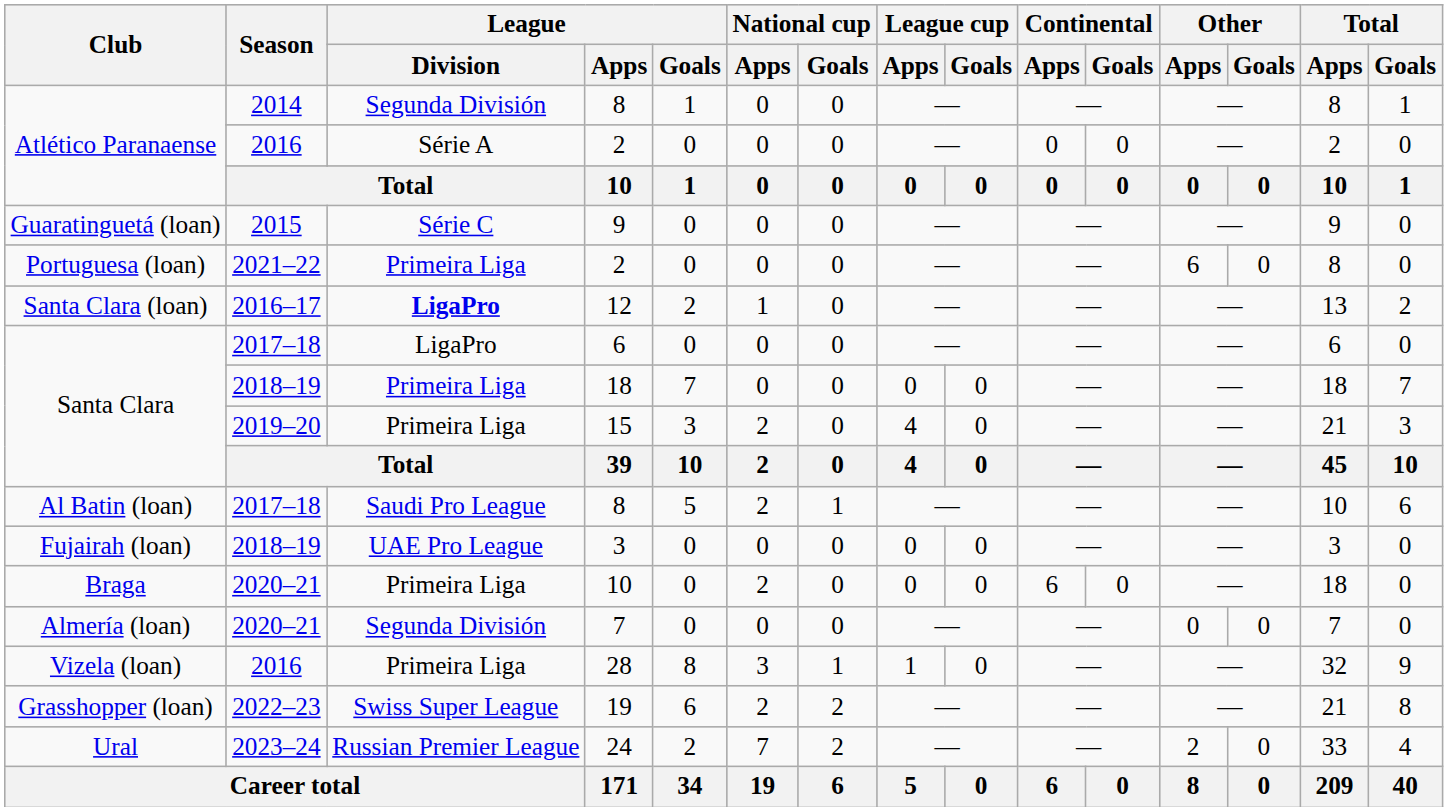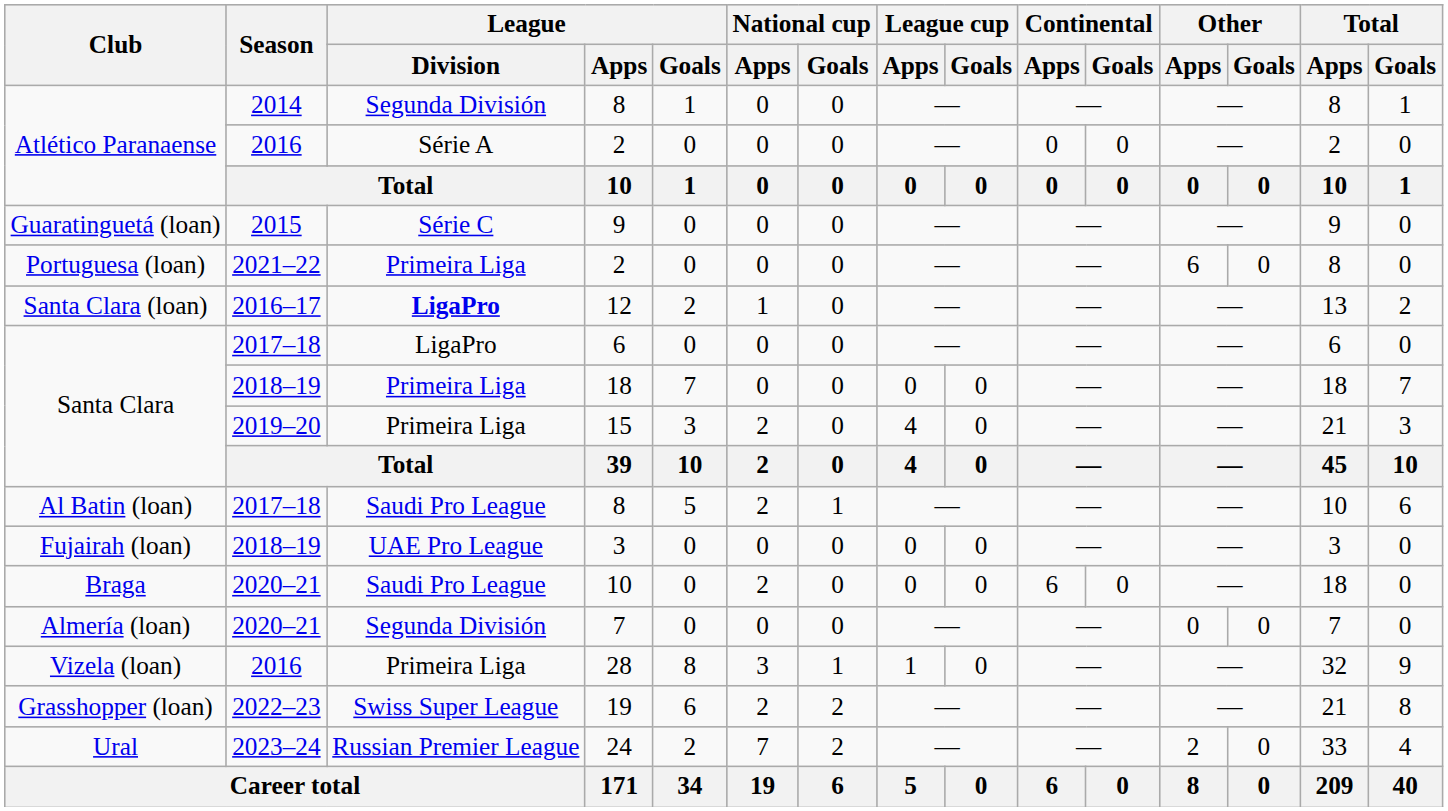(456, 585) Primeira Liga -> (456, 585) Saudi Pro League
